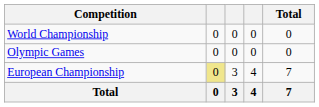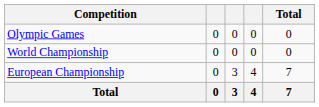rows swapped: (46, 53) <-> (58, 34)
(216, 73) khaki background -> (216, 73) no background
